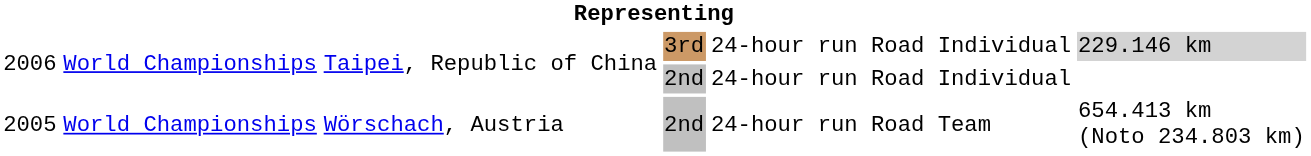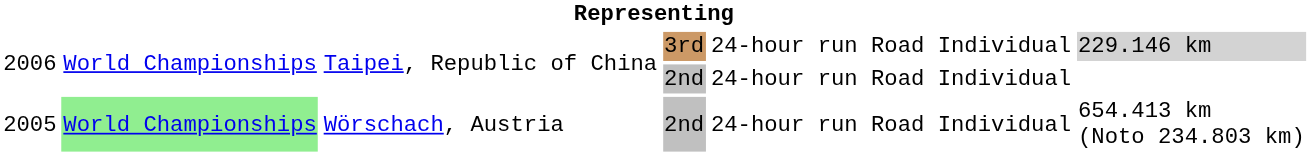(190, 124) no background -> (190, 124) lightgreen background
(851, 124) 24-hour run Road Team -> (891, 124) 24-hour run Road Individual
